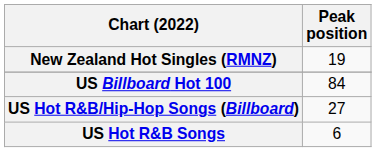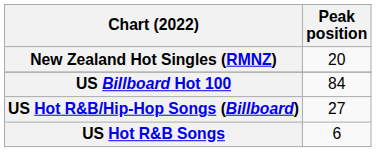(337, 59) 19 -> (337, 59) 20
